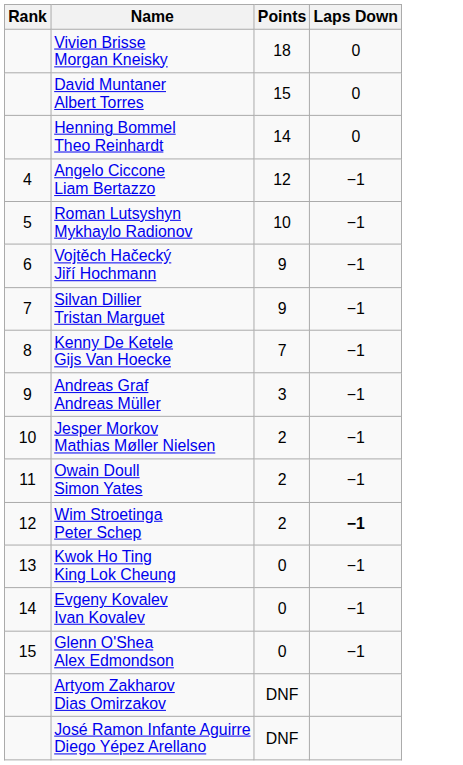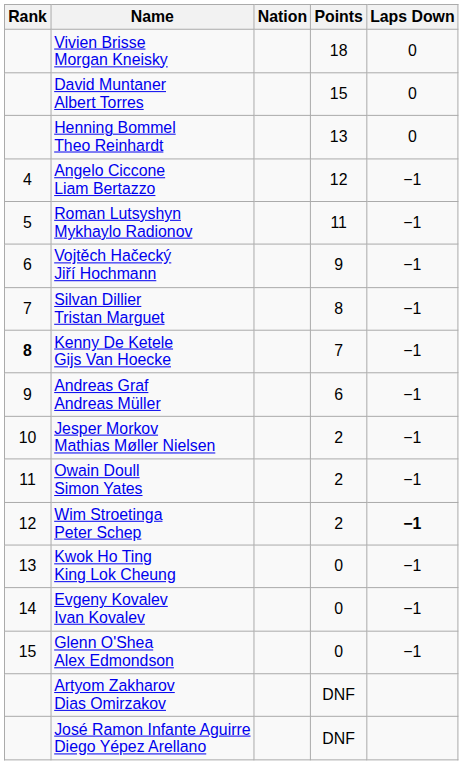+ column: (282, 17)
(282, 136) 14 -> (339, 136) 13
(282, 222) 10 -> (339, 222) 11
(282, 308) 9 -> (339, 308) 8
(28, 351) normal -> (28, 351) bold
(282, 394) 3 -> (339, 394) 6
